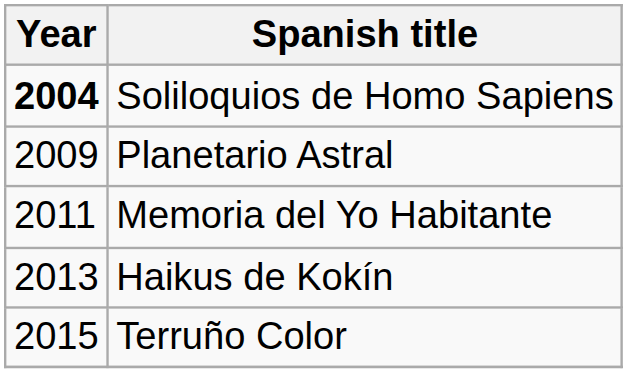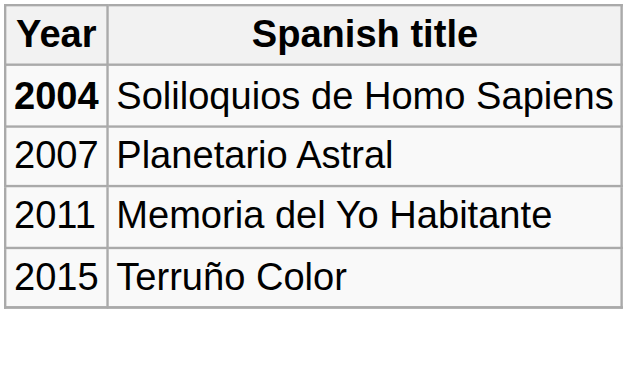(56, 155) 2009 -> (56, 155) 2007
- row: (255, 276)
